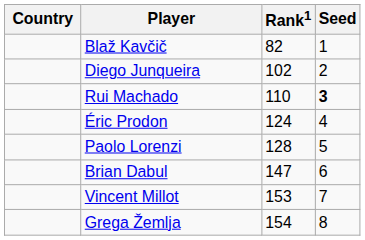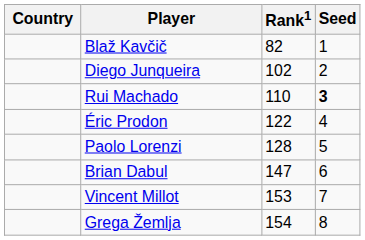(279, 121) 124 -> (279, 121) 122
